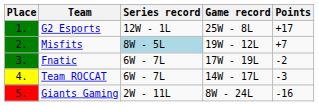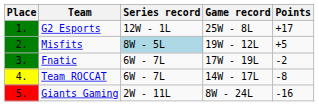(281, 45) +7 -> (281, 45) +5
(281, 77) -3 -> (281, 77) -8
